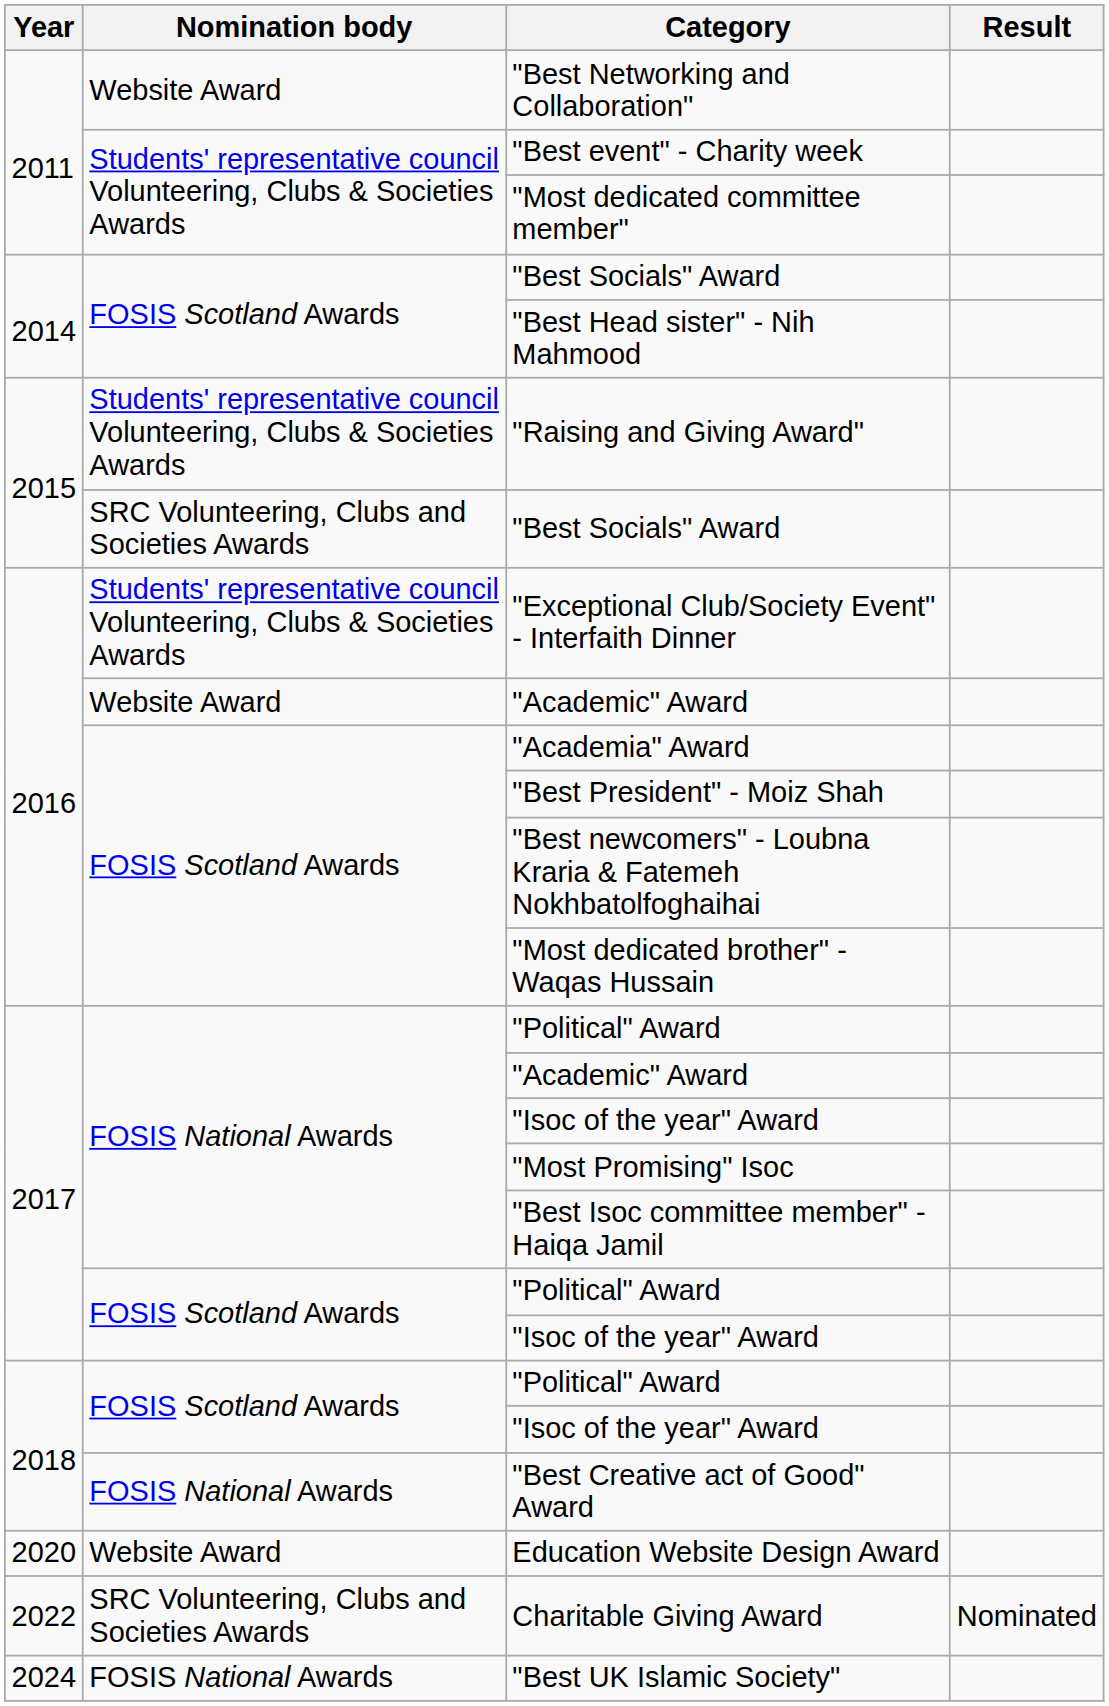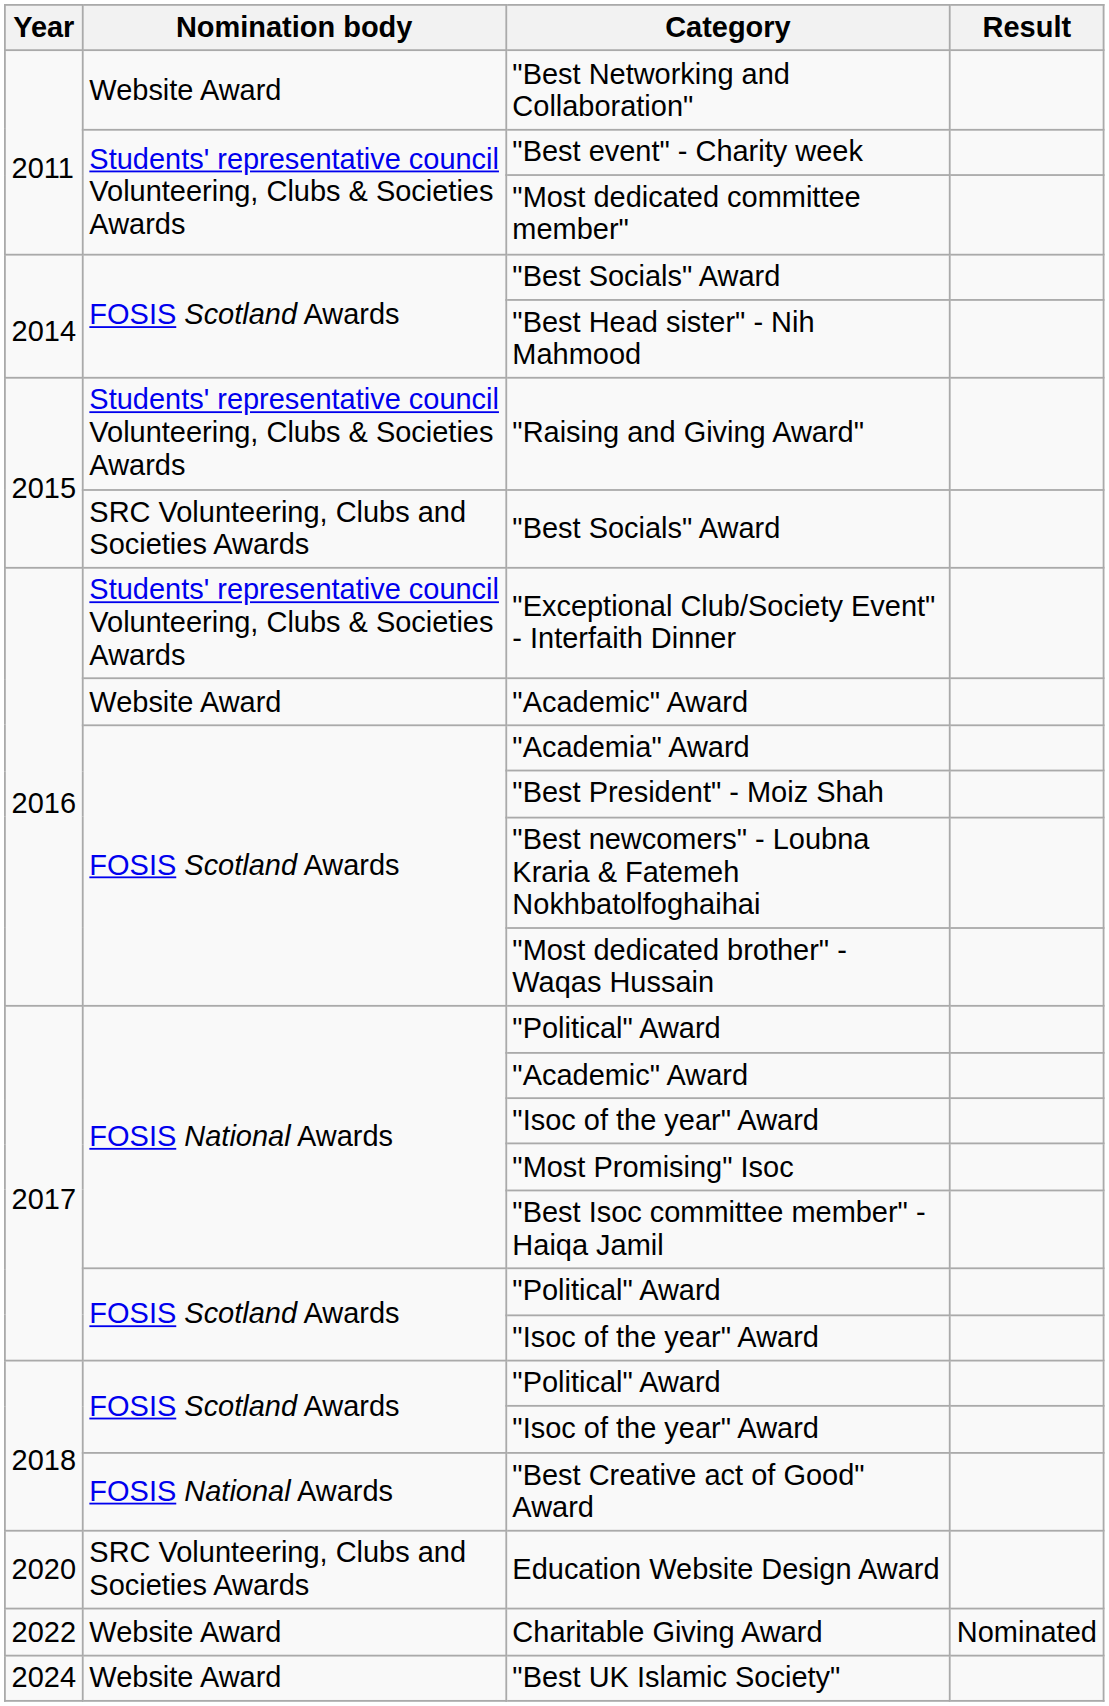(185, 1553) Website Award -> (278, 1569) SRC Volunteering, Clubs and Societies Awards
(278, 1615) SRC Volunteering, Clubs and Societies Awards -> (185, 1631) Website Award
(241, 1677) FOSIS National Awards -> (185, 1677) Website Award
